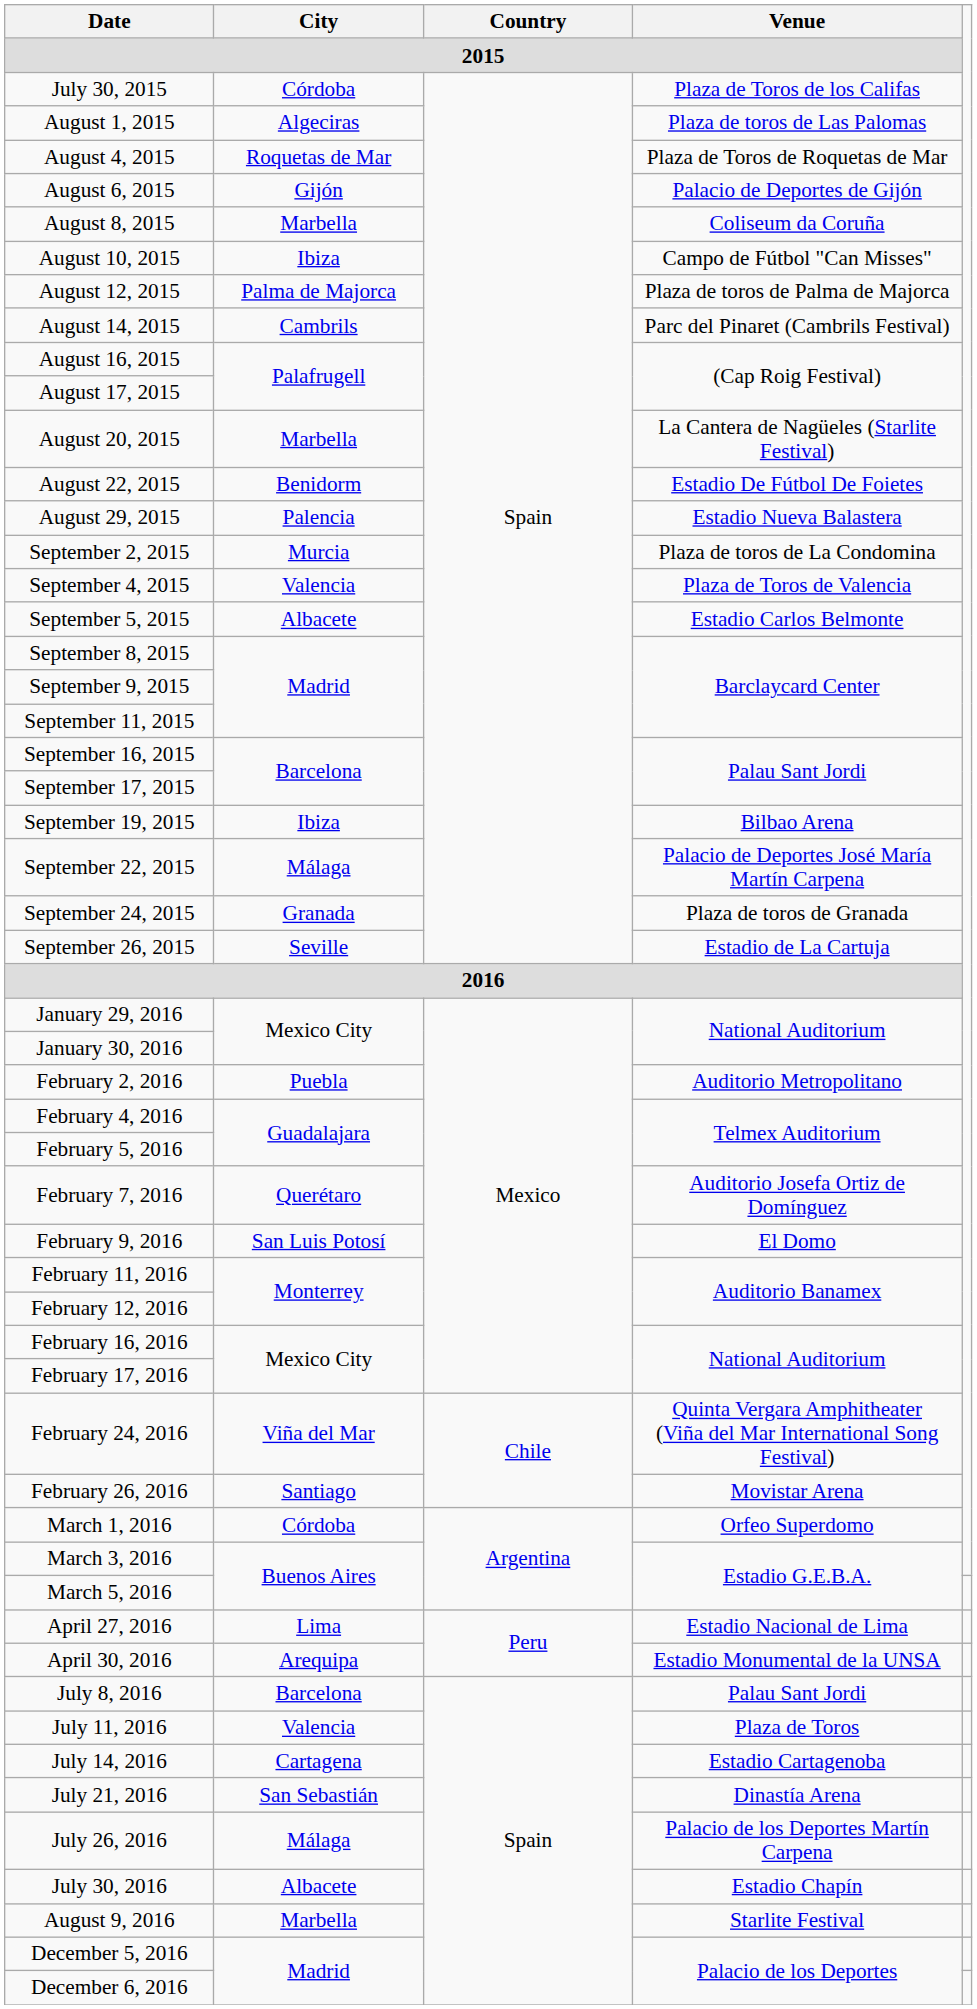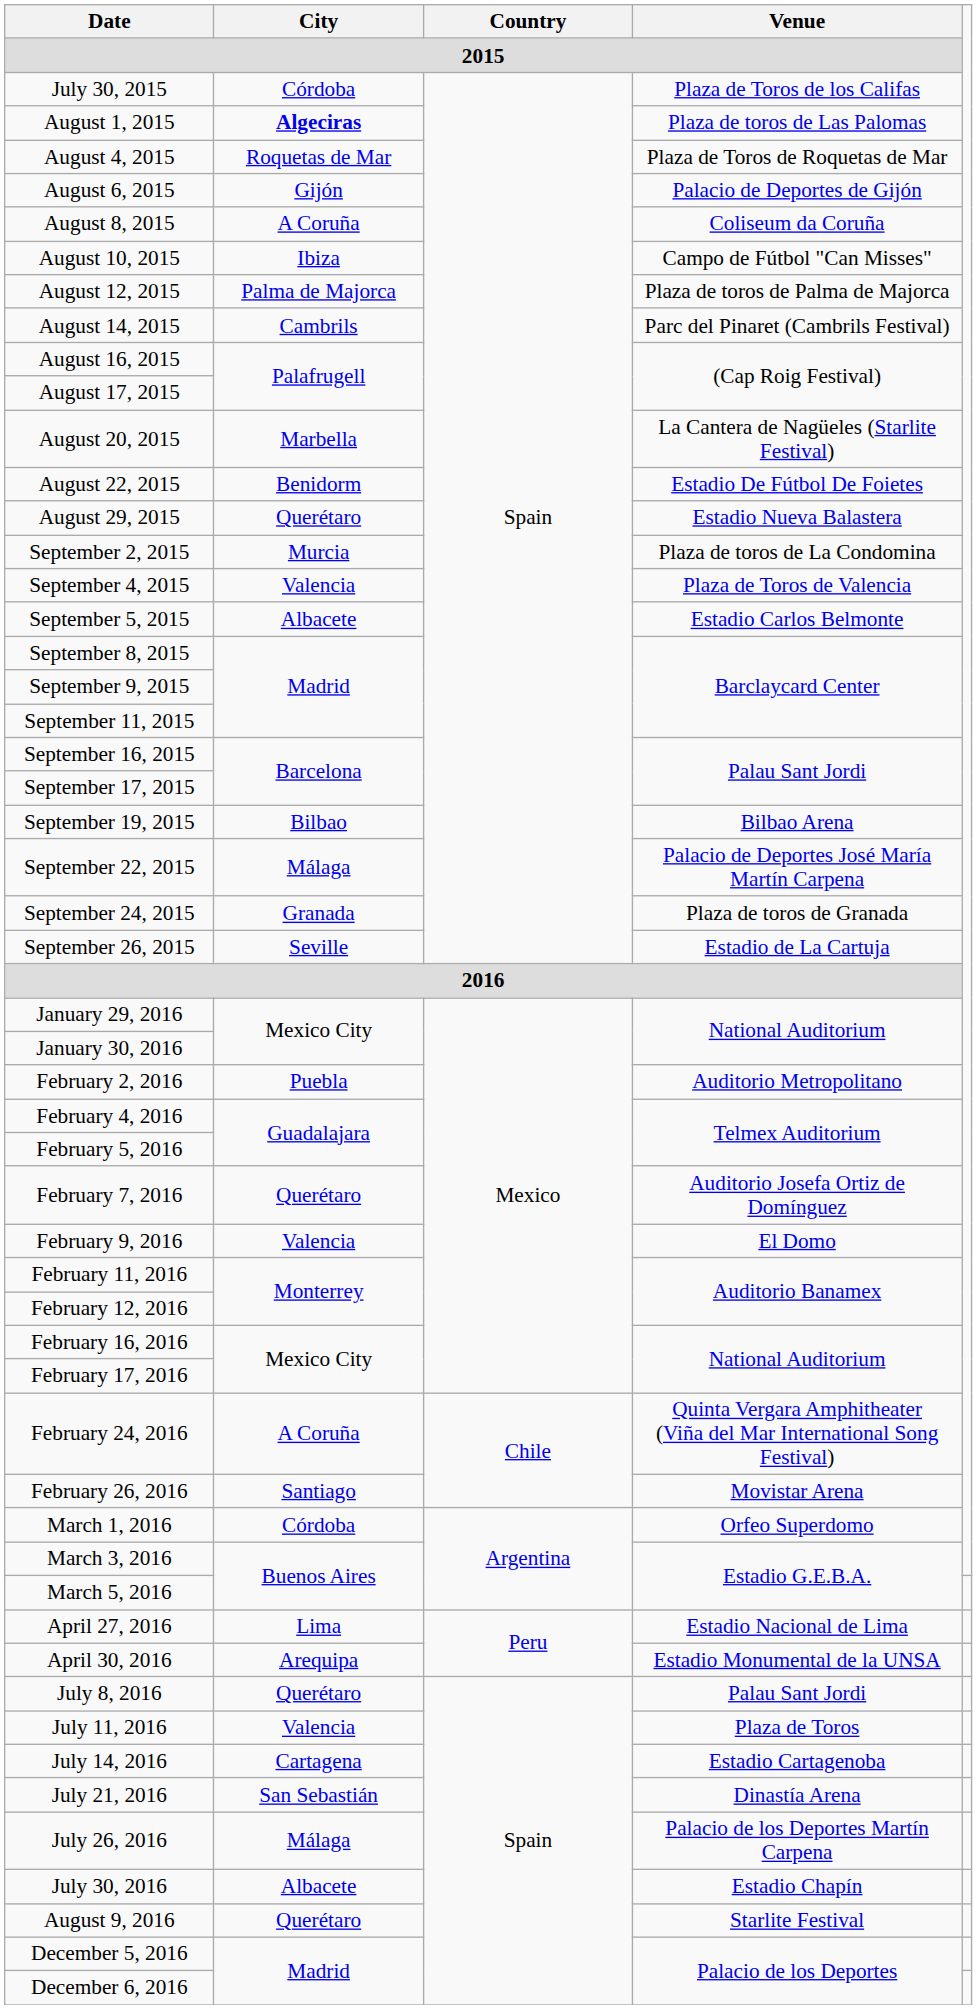(319, 122) normal -> (319, 122) bold
(319, 223) Marbella -> (319, 223) A Coruña
(319, 517) Palencia -> (319, 517) Querétaro
(319, 821) Ibiza -> (319, 821) Bilbao
(319, 1240) San Luis Potosí -> (319, 1240) Valencia
(319, 1433) Viña del Mar -> (319, 1433) A Coruña
(319, 1693) Barcelona -> (319, 1693) Querétaro
(319, 1919) Marbella -> (319, 1919) Querétaro
